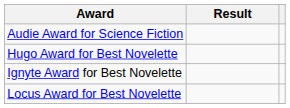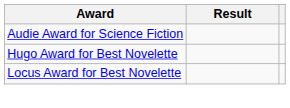- row: (95, 73)
